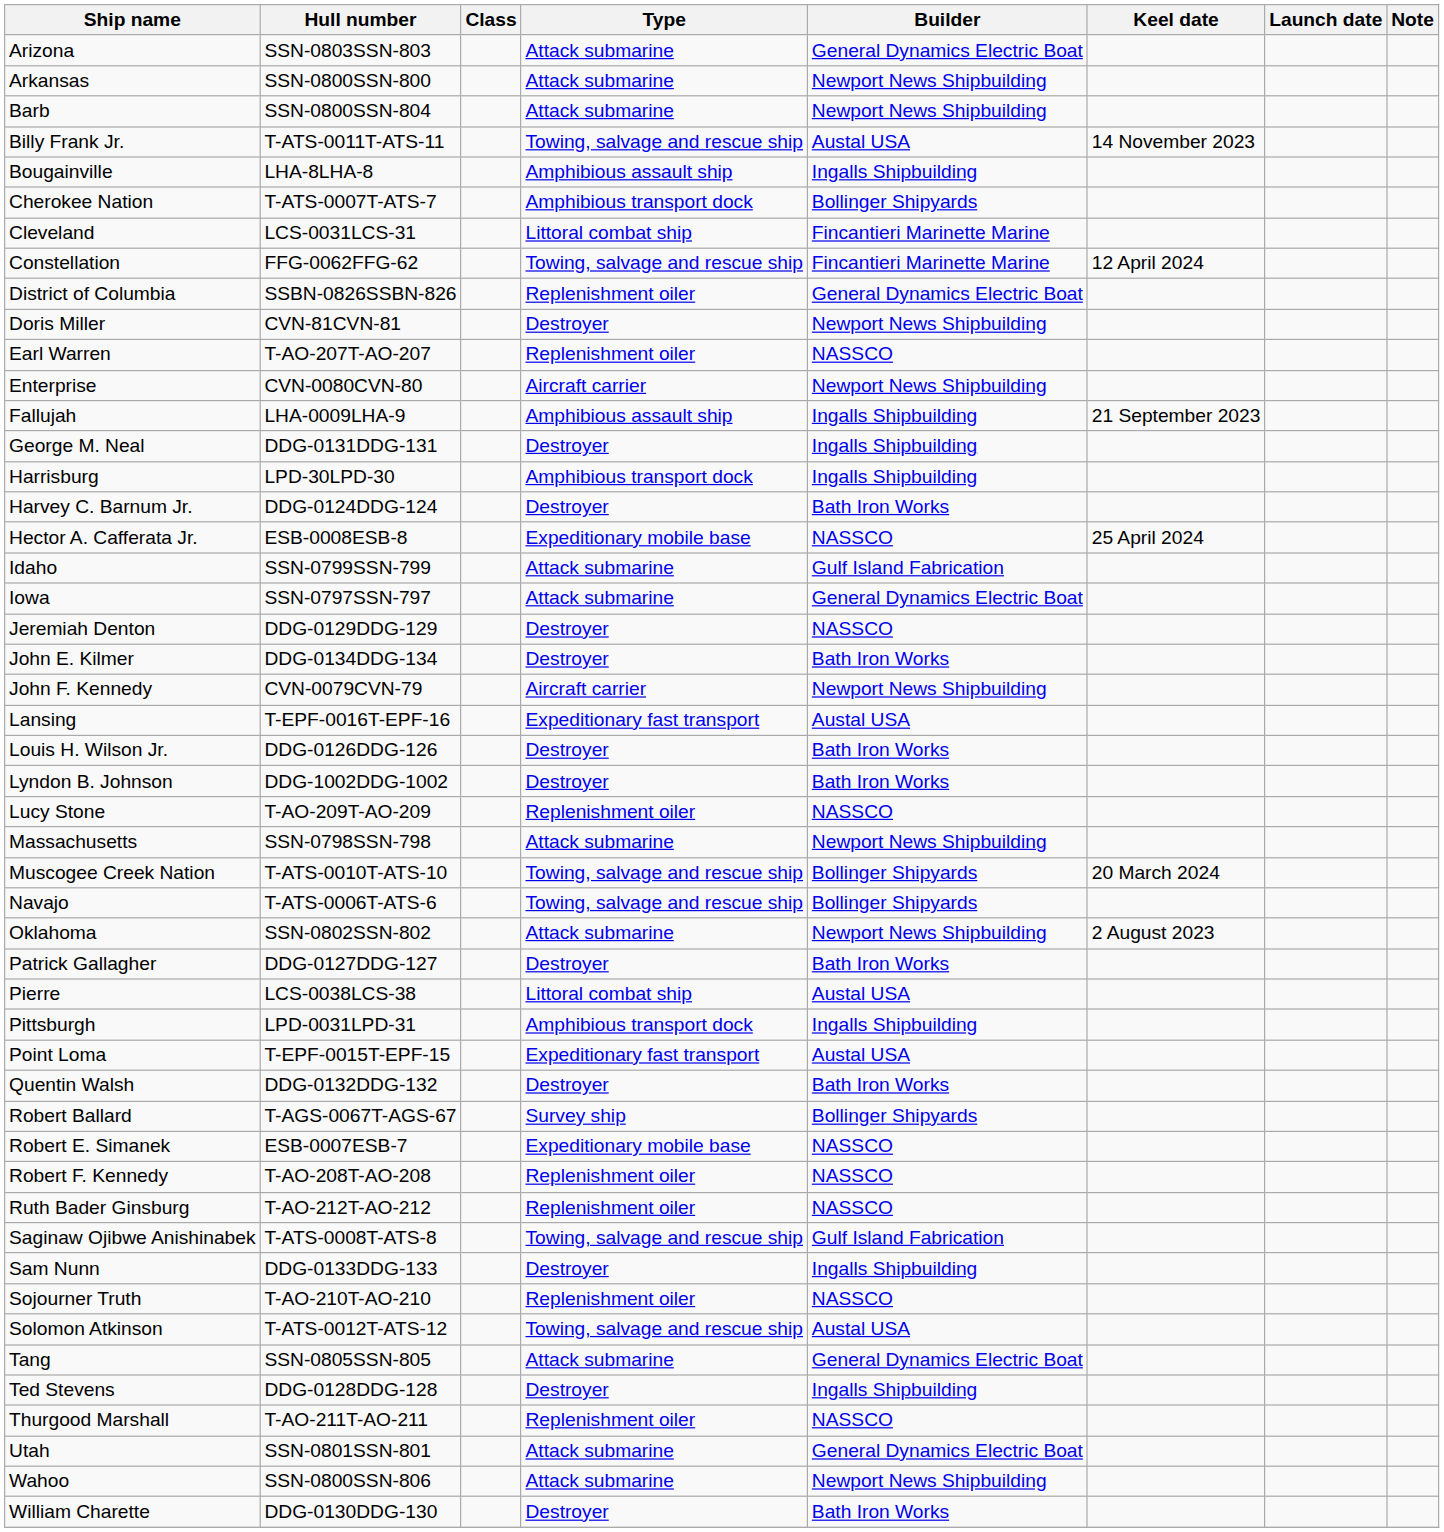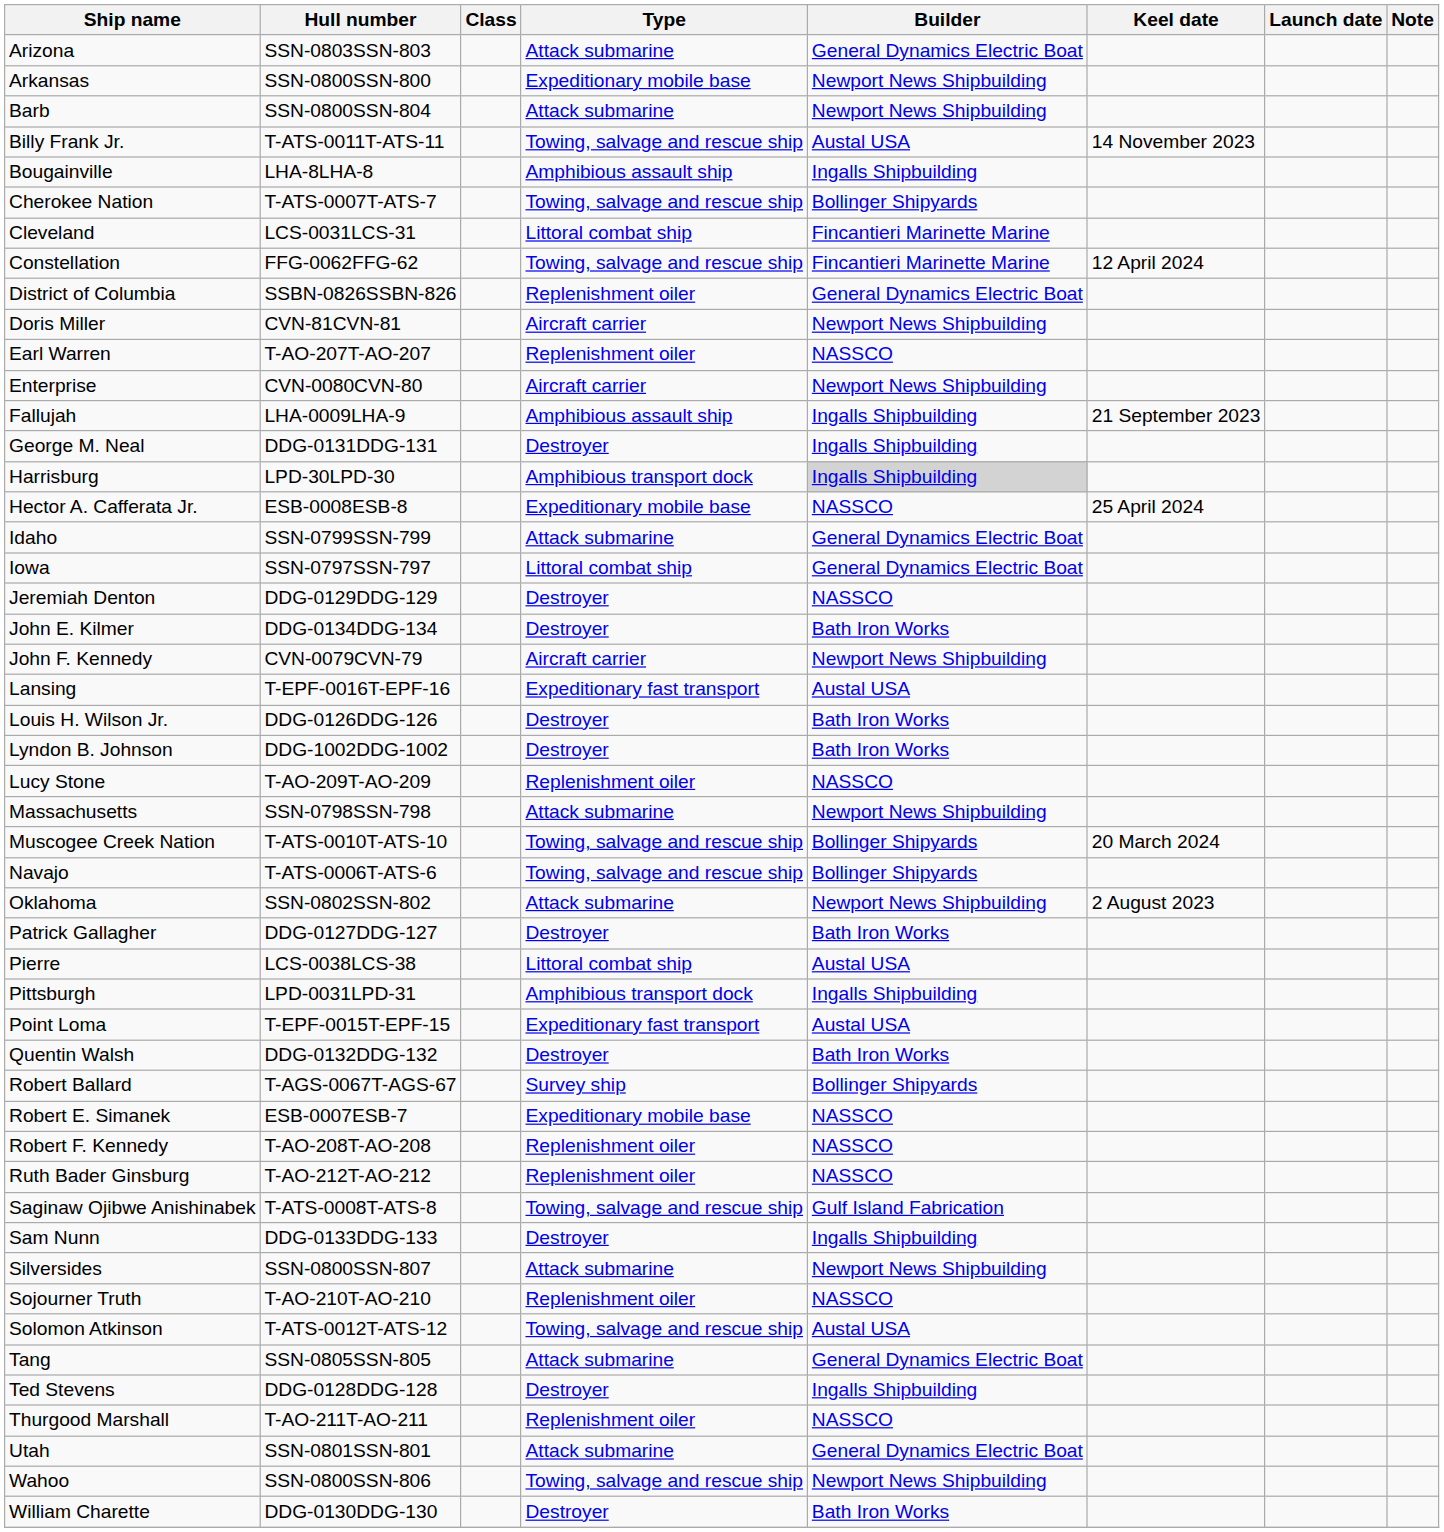(600, 80) Attack submarine -> (638, 80) Expeditionary mobile base
(639, 202) Amphibious transport dock -> (664, 202) Towing, salvage and rescue ship
(567, 324) Destroyer -> (586, 324) Aircraft carrier
(895, 476) no background -> (895, 476) lightgrey background
- row: (101, 506)
(908, 567) Gulf Island Fabrication -> (947, 537) General Dynamics Electric Boat
(600, 598) Attack submarine -> (609, 567) Littoral combat ship
+ row: (55, 1268)
(600, 1481) Attack submarine -> (664, 1481) Towing, salvage and rescue ship
